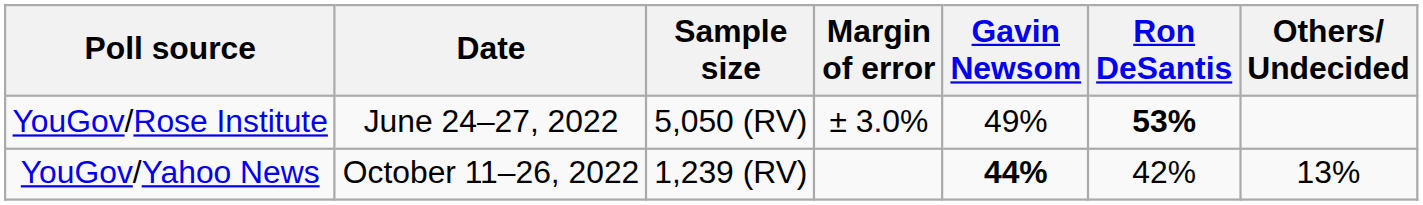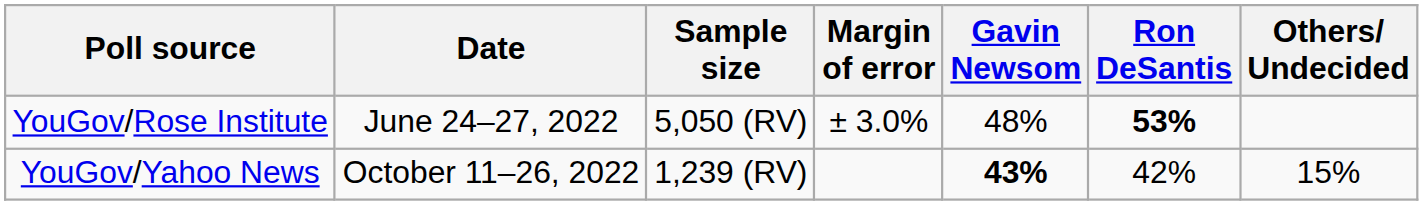(1016, 121) 49% -> (1016, 121) 48%
(1016, 173) 44% -> (1016, 173) 43%
(1328, 173) 13% -> (1328, 173) 15%
